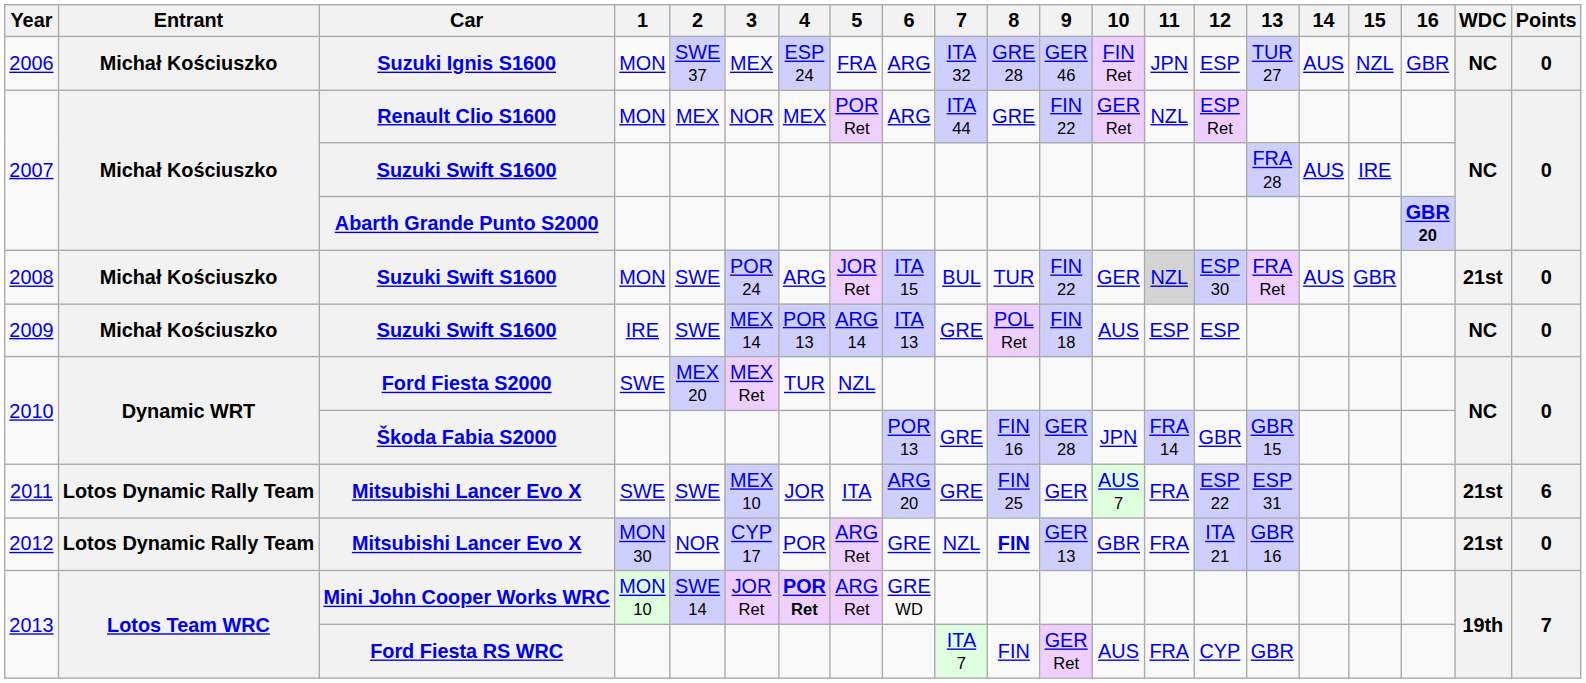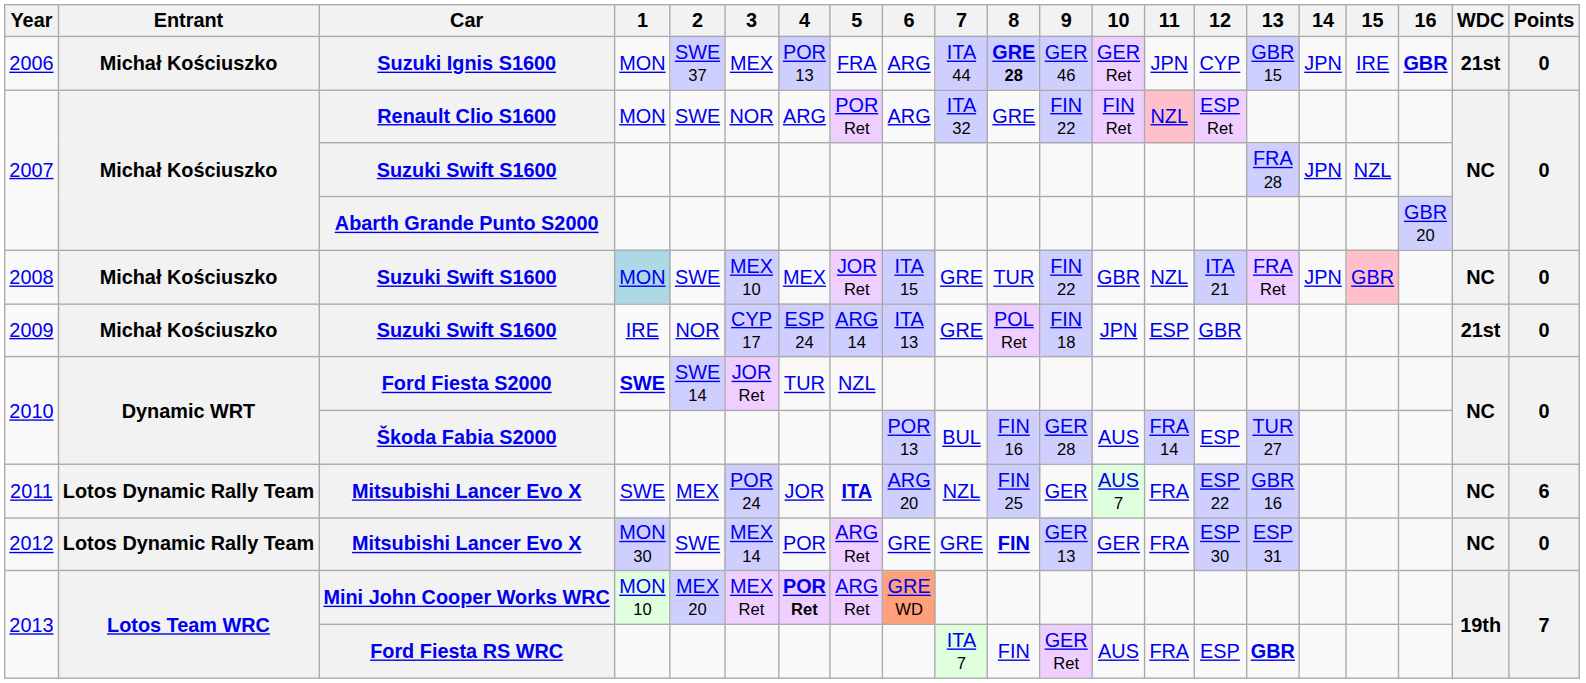(804, 63) ESP 24 -> (804, 63) POR 13
(961, 63) ITA 32 -> (961, 63) ITA 44
(1014, 63) normal -> (1014, 63) bold
(1119, 63) FIN Ret -> (1119, 63) GER Ret
(1220, 63) ESP -> (1220, 63) CYP
(1272, 63) TUR 27 -> (1273, 63) GBR 15
(1324, 63) AUS -> (1323, 63) JPN
(1375, 63) NZL -> (1373, 63) IRE
(1428, 63) normal -> (1425, 63) bold
(1483, 63) NC -> (1481, 63) 21st
(698, 117) MEX -> (698, 117) SWE
(804, 117) MEX -> (804, 117) ARG
(961, 117) ITA 44 -> (961, 117) ITA 32
(1119, 117) GER Ret -> (1119, 117) FIN Ret
(1169, 117) no background -> (1169, 117) pink background
(1324, 170) AUS -> (1323, 170) JPN
(1375, 170) IRE -> (1373, 170) NZL
(1428, 224) bold -> (1425, 224) normal
(642, 277) no background -> (642, 277) lightblue background
(752, 277) POR 24 -> (752, 277) MEX 10
(804, 277) ARG -> (804, 277) MEX
(961, 277) BUL -> (961, 277) GRE
(1119, 277) GER -> (1119, 277) GBR
(1169, 277) lightgrey background -> (1169, 277) no background
(1220, 277) ESP 30 -> (1220, 277) ITA 21
(1324, 277) AUS -> (1323, 277) JPN
(1375, 277) no background -> (1373, 277) pink background
(1483, 277) 21st -> (1481, 277) NC
(698, 331) SWE -> (698, 331) NOR
(752, 331) MEX 14 -> (752, 331) CYP 17
(804, 331) POR 13 -> (804, 331) ESP 24
(1119, 331) AUS -> (1119, 331) JPN
(1220, 331) ESP -> (1220, 331) GBR
(1483, 331) NC -> (1481, 331) 21st
(642, 384) normal -> (642, 384) bold
(698, 384) MEX 20 -> (698, 384) SWE 14
(752, 384) MEX Ret -> (752, 384) JOR Ret
(961, 438) GRE -> (961, 438) BUL
(1119, 438) JPN -> (1119, 438) AUS
(1220, 438) GBR -> (1220, 438) ESP
(1272, 438) GBR 15 -> (1273, 438) TUR 27
(698, 491) SWE -> (698, 491) MEX
(752, 491) MEX 10 -> (752, 491) POR 24
(857, 491) normal -> (857, 491) bold
(961, 491) GRE -> (961, 491) NZL
(1272, 491) ESP 31 -> (1273, 491) GBR 16
(1483, 491) 21st -> (1481, 491) NC
(698, 544) NOR -> (698, 544) SWE
(752, 544) CYP 17 -> (752, 544) MEX 14
(961, 544) NZL -> (961, 544) GRE
(1119, 544) GBR -> (1119, 544) GER
(1220, 544) ITA 21 -> (1220, 544) ESP 30
(1272, 544) GBR 16 -> (1273, 544) ESP 31
(1483, 544) 21st -> (1481, 544) NC
(698, 598) SWE 14 -> (698, 598) MEX 20
(752, 598) JOR Ret -> (752, 598) MEX Ret
(909, 598) no background -> (909, 598) lightsalmon background
(1220, 651) CYP -> (1220, 651) ESP
(1272, 651) normal -> (1273, 651) bold
